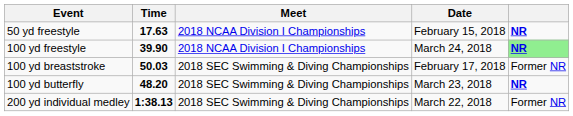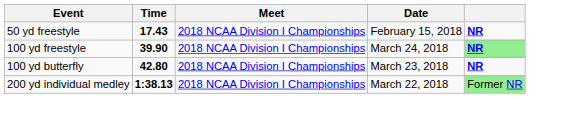(154, 31) 17.63 -> (154, 31) 17.43
- row: (56, 66)
(154, 84) 48.20 -> (154, 66) 42.80
(293, 84) 2018 SEC Swimming & Diving Championships -> (272, 66) 2018 NCAA Division I Championships
(293, 102) 2018 SEC Swimming & Diving Championships -> (272, 84) 2018 NCAA Division I Championships
(538, 102) no background -> (495, 84) lightgreen background
